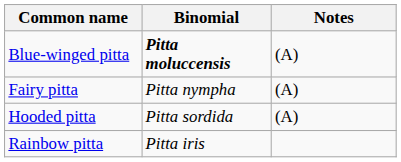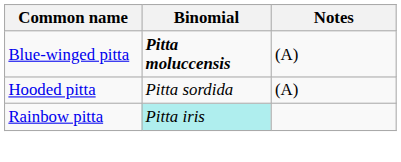- row: (43, 90)
(175, 143) no background -> (175, 116) paleturquoise background
